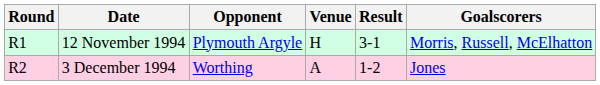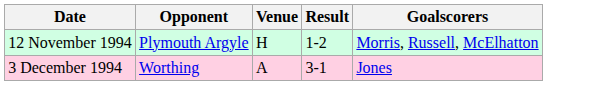- column: (31, 17)
(370, 42) 3-1 -> (316, 42) 1-2
(370, 67) 1-2 -> (316, 67) 3-1
